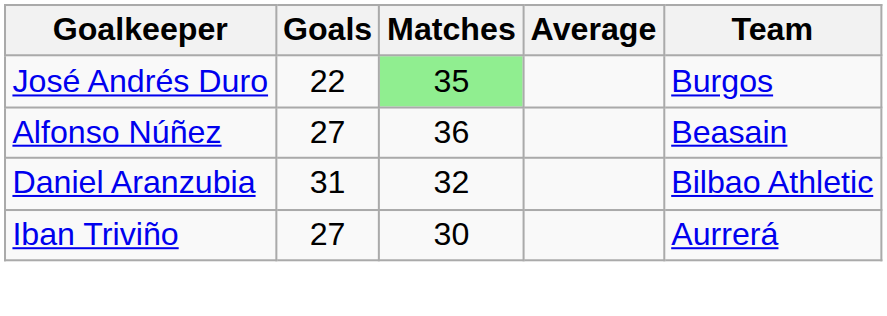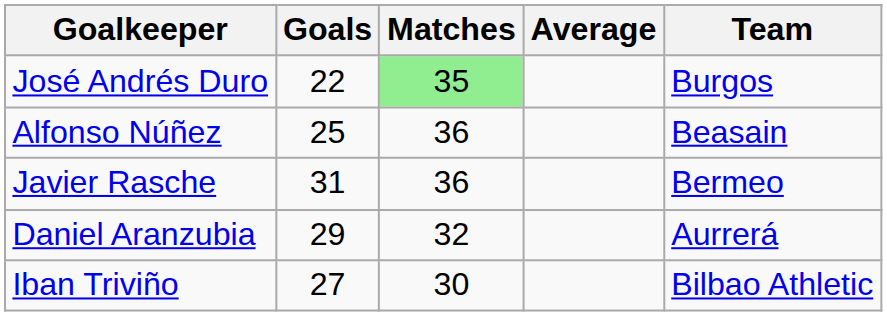(328, 132) 27 -> (328, 132) 25
+ row: (114, 183)
(328, 183) 31 -> (328, 234) 29
(772, 183) Bilbao Athletic -> (725, 234) Aurrerá
(725, 234) Aurrerá -> (772, 285) Bilbao Athletic
